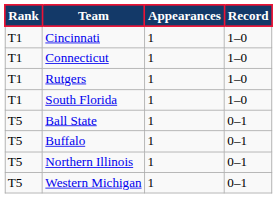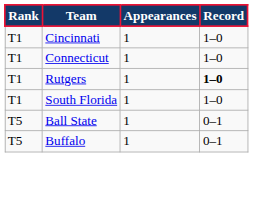(237, 78) normal -> (213, 78) bold
- row: (89, 162)
- row: (93, 183)
